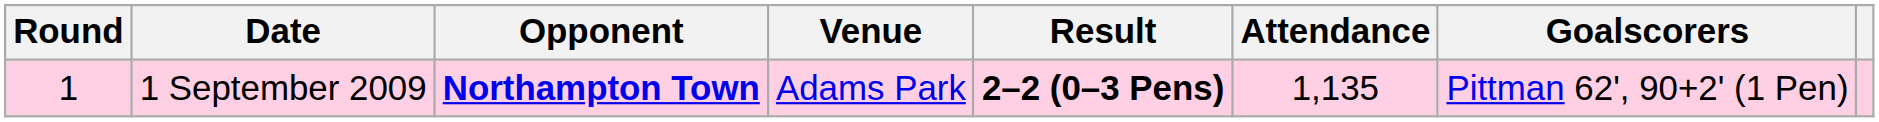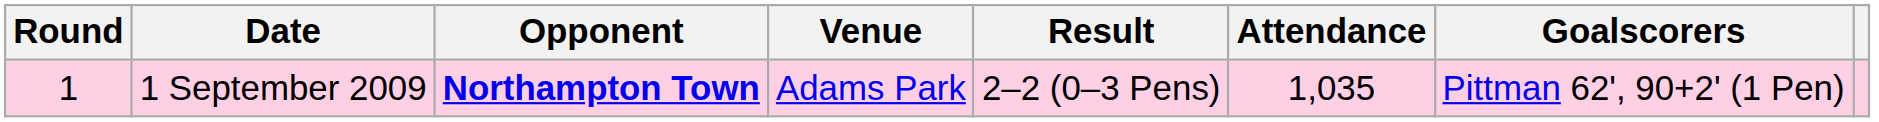(1103, 87) bold -> (1101, 87) normal
(1335, 87) 1,135 -> (1331, 87) 1,035
